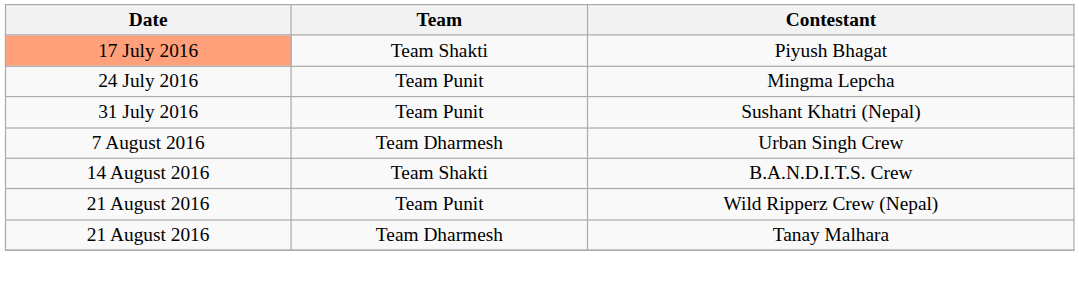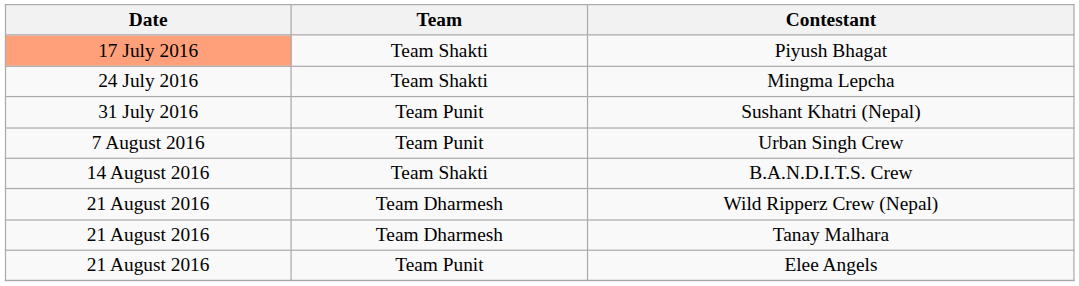(439, 81) Team Punit -> (439, 81) Team Shakti
(439, 142) Team Dharmesh -> (439, 142) Team Punit
(439, 204) Team Punit -> (439, 204) Team Dharmesh
+ row: (831, 265)
